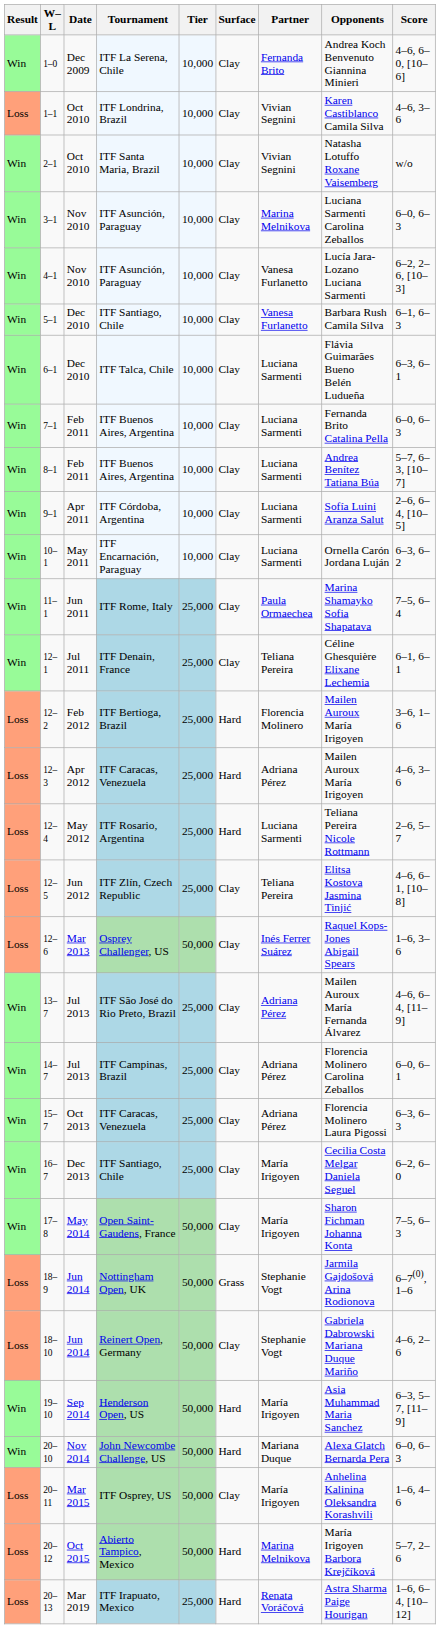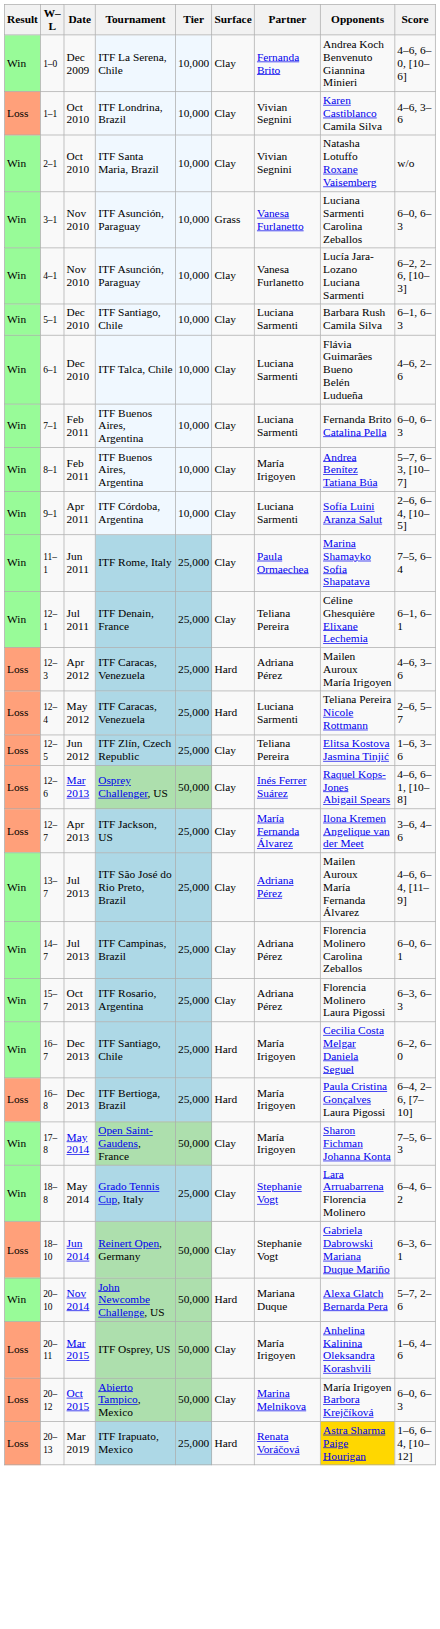(229, 219) Clay -> (227, 219) Grass
(285, 219) Marina Melnikova -> (280, 219) Vanesa Furlanetto
(284, 319) Vanesa Furlanetto -> (277, 319) Luciana Sarmenti
(413, 369) 6–3, 6–1 -> (414, 369) 4–6, 2–6
(281, 469) Luciana Sarmenti -> (276, 469) María Irigoyen
- row: (50, 557)
- row: (50, 720)
(128, 832) ITF Rosario, Argentina -> (128, 713) ITF Caracas, Venezuela
(413, 888) 4–6, 6–1, [10–8] -> (414, 750) 1–6, 3–6
(413, 944) 1–6, 3–6 -> (414, 787) 4–6, 6–1, [10–8]
+ row: (50, 831)
(129, 1120) ITF Caracas, Venezuela -> (127, 1000) ITF Rosario, Argentina
(229, 1170) Clay -> (226, 1050) Hard
+ row: (50, 1100)
+ row: (50, 1194)
- row: (50, 1283)
(413, 1345) 4–6, 2–6 -> (414, 1249) 6–3, 6–1
- row: (50, 1409)
(413, 1452) 6–0, 6–3 -> (414, 1299) 5–7, 2–6
(230, 1551) Hard -> (225, 1399) Clay
(413, 1551) 5–7, 2–6 -> (414, 1399) 6–0, 6–3
(356, 1601) no background -> (354, 1443) gold background
